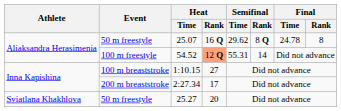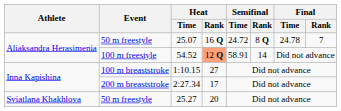(238, 40) 29.62 -> (238, 40) 24.72
(321, 40) 8 -> (321, 40) 7
(238, 55) 55.31 -> (238, 55) 58.91
